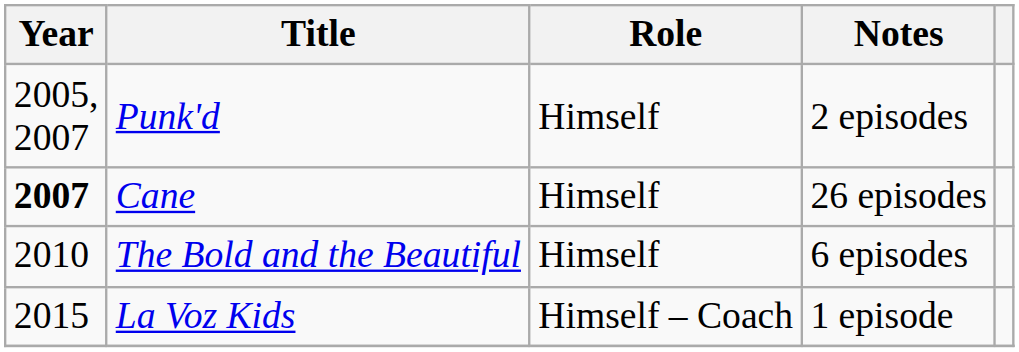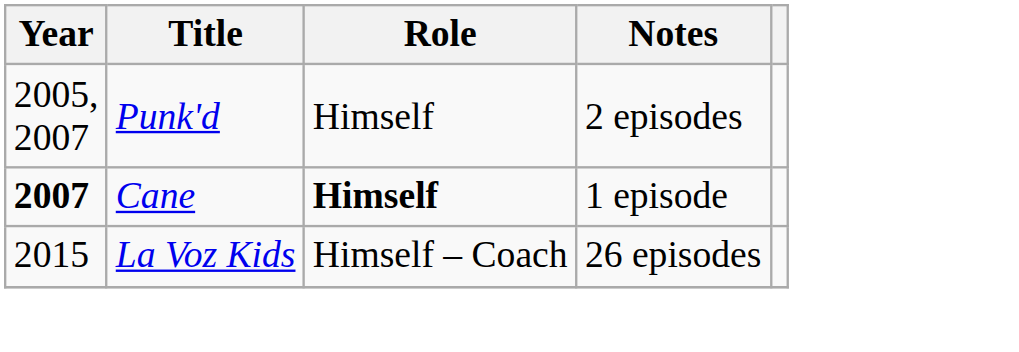(599, 195) normal -> (375, 195) bold
(899, 195) 26 episodes -> (656, 195) 1 episode
- row: (318, 255)
(882, 315) 1 episode -> (673, 255) 26 episodes
